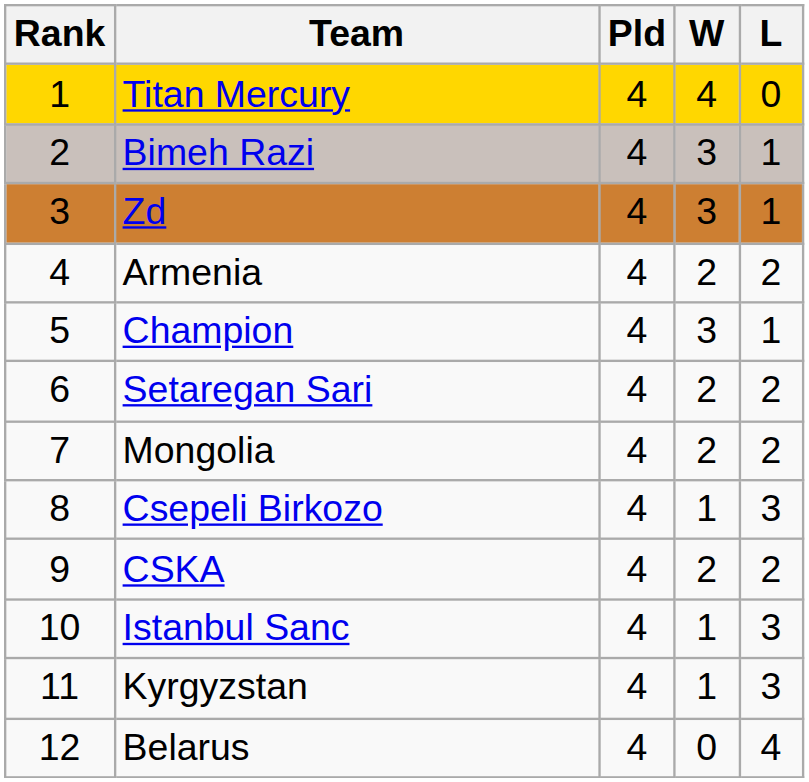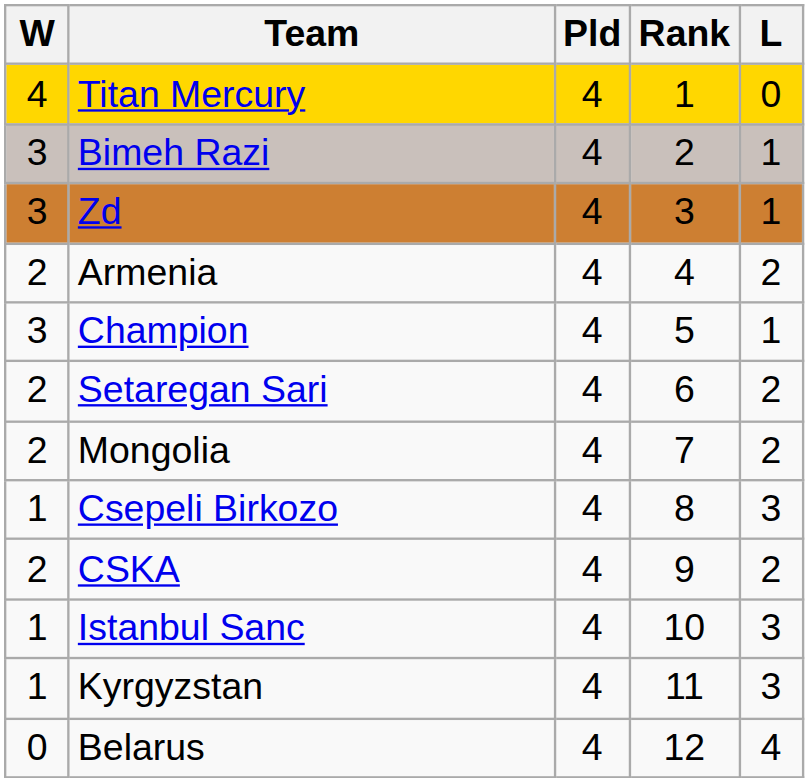columns swapped: (60, 34) <-> (707, 34)
